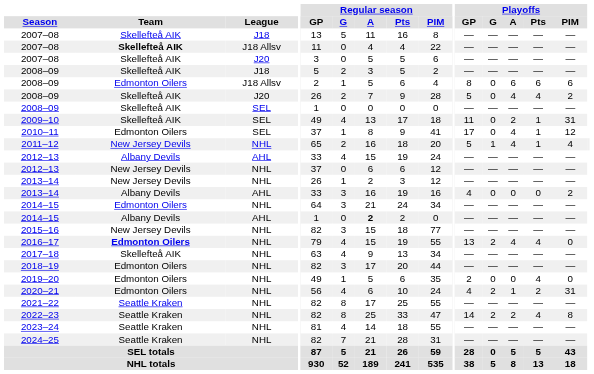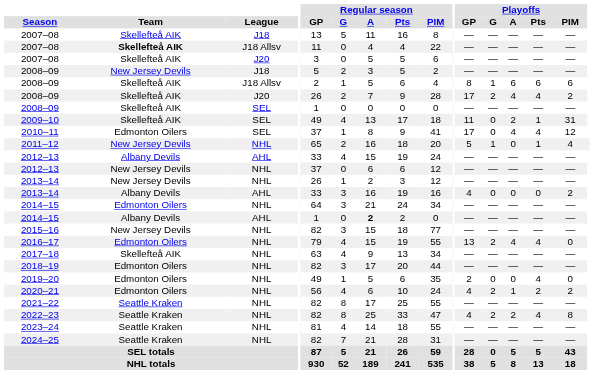(151, 71) Skellefteå AIK -> (151, 71) New Jersey Devils
(151, 83) Edmonton Oilers -> (151, 83) Skellefteå AIK
(493, 83) 0 -> (493, 83) 1
(469, 95) 5 -> (469, 95) 17
(493, 95) 0 -> (493, 95) 2
(538, 132) 1 -> (538, 132) 4
(513, 144) 4 -> (513, 144) 0
(151, 242) bold -> (151, 242) normal
(570, 290) 31 -> (570, 290) 2
(469, 315) 14 -> (469, 315) 4
